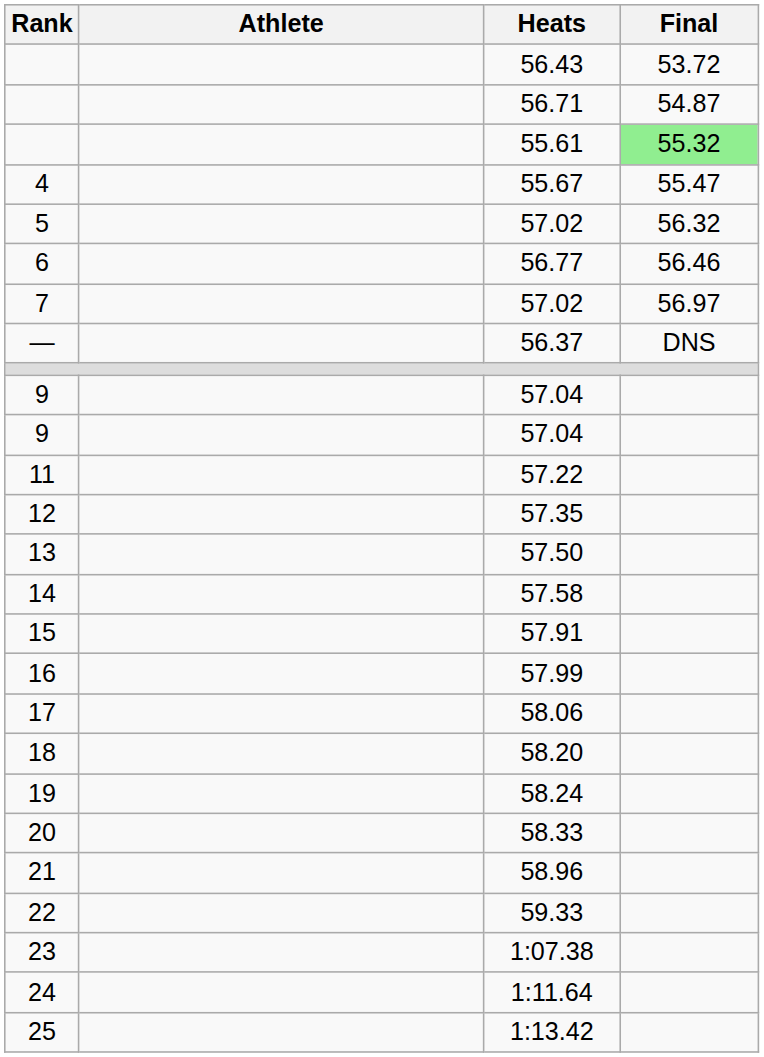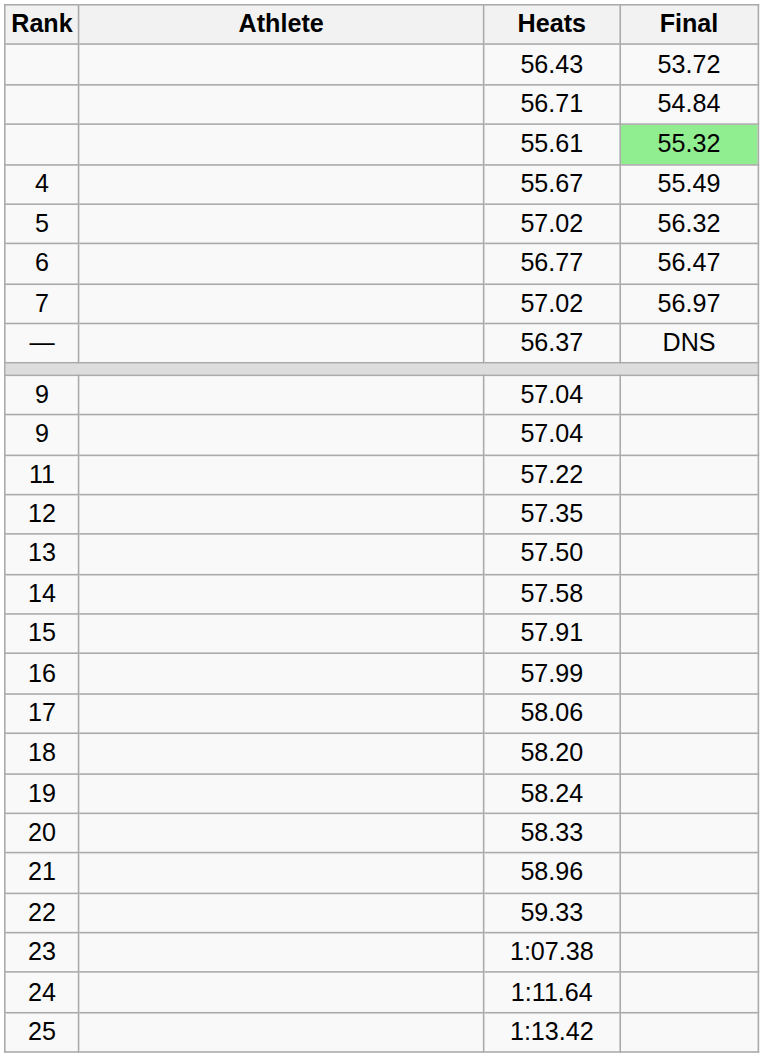(689, 104) 54.87 -> (689, 104) 54.84
(689, 183) 55.47 -> (689, 183) 55.49
(689, 263) 56.46 -> (689, 263) 56.47
